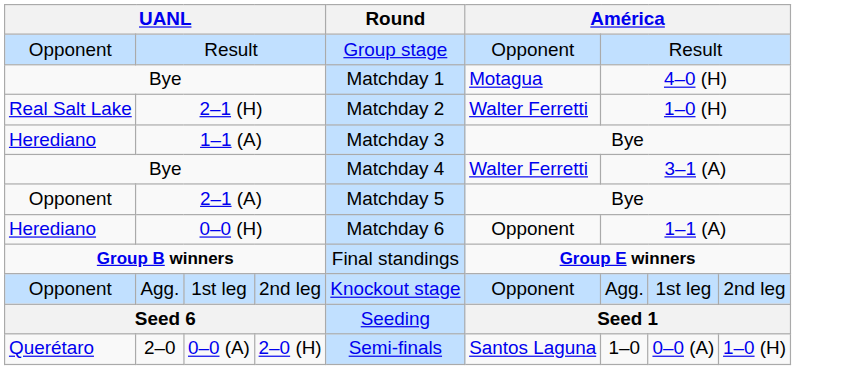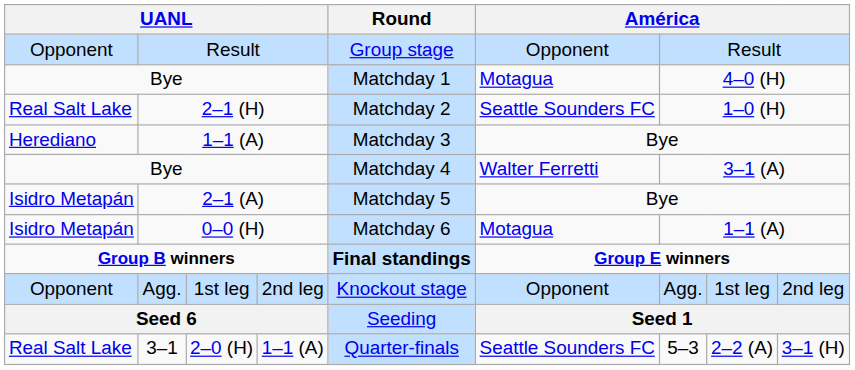(529, 109) Walter Ferretti -> (567, 109) Seattle Sounders FC
(70, 199) Opponent -> (71, 199) Isidro Metapán
(52, 229) Herediano -> (71, 229) Isidro Metapán
(533, 229) Opponent -> (516, 229) Motagua
(395, 259) normal -> (402, 259) bold
+ row: (162, 348)
- row: (160, 348)
